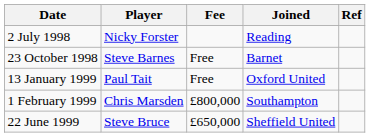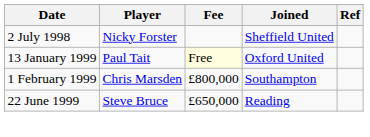(269, 36) Reading -> (289, 36) Sheffield United
- row: (53, 57)
(202, 79) no background -> (200, 57) lightyellow background
(291, 121) Sheffield United -> (267, 100) Reading
